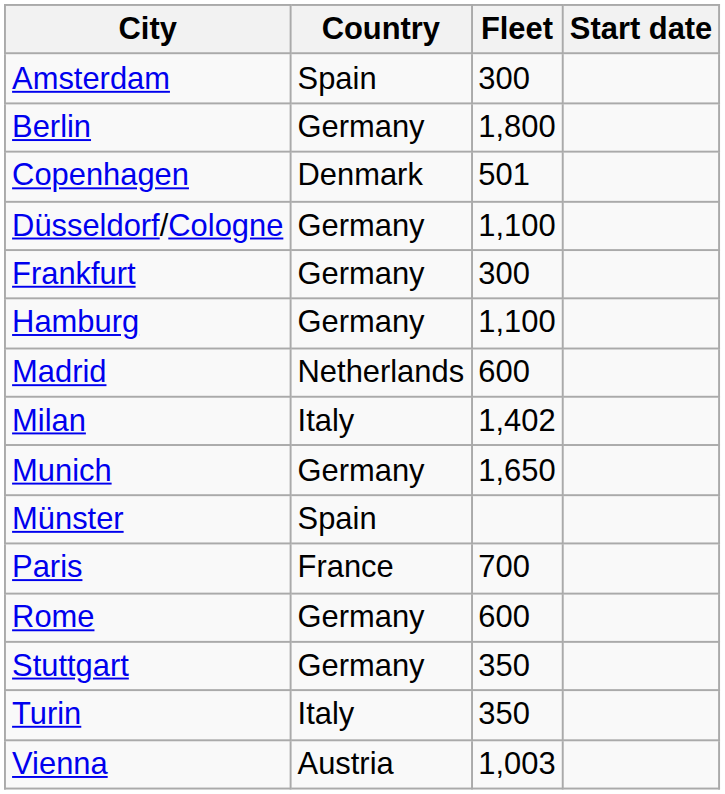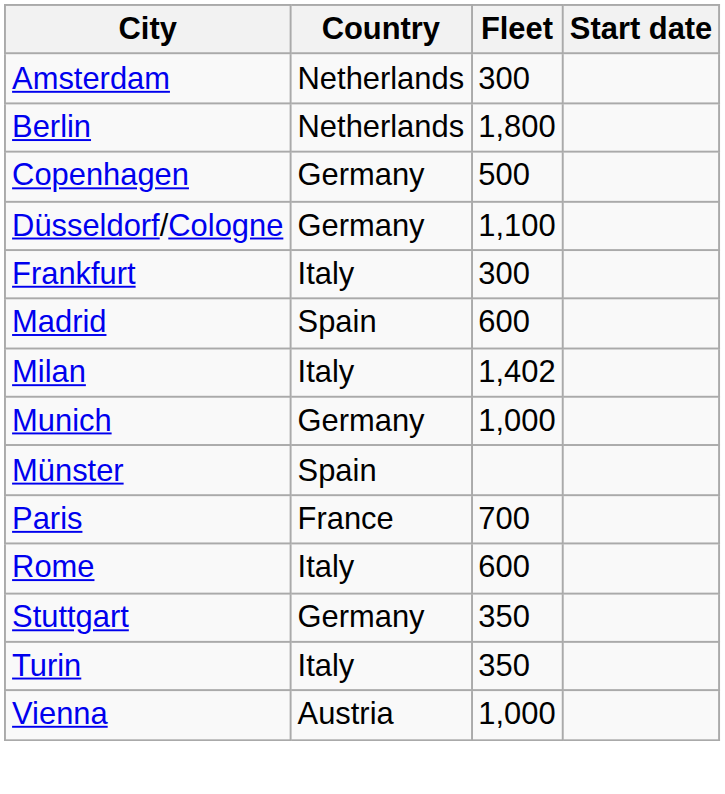(337, 77) Spain -> (381, 77) Netherlands
(361, 126) Germany -> (381, 126) Netherlands
(360, 175) Denmark -> (361, 175) Germany
(504, 175) 501 -> (504, 175) 500
(361, 273) Germany -> (326, 273) Italy
- row: (76, 322)
(381, 371) Netherlands -> (337, 322) Spain
(517, 469) 1,650 -> (517, 420) 1,000
(361, 616) Germany -> (326, 567) Italy
(517, 763) 1,003 -> (517, 714) 1,000
